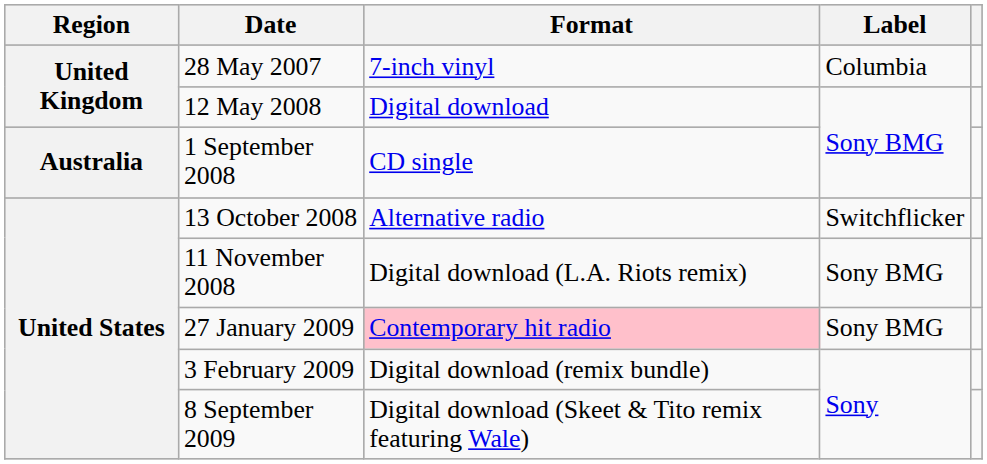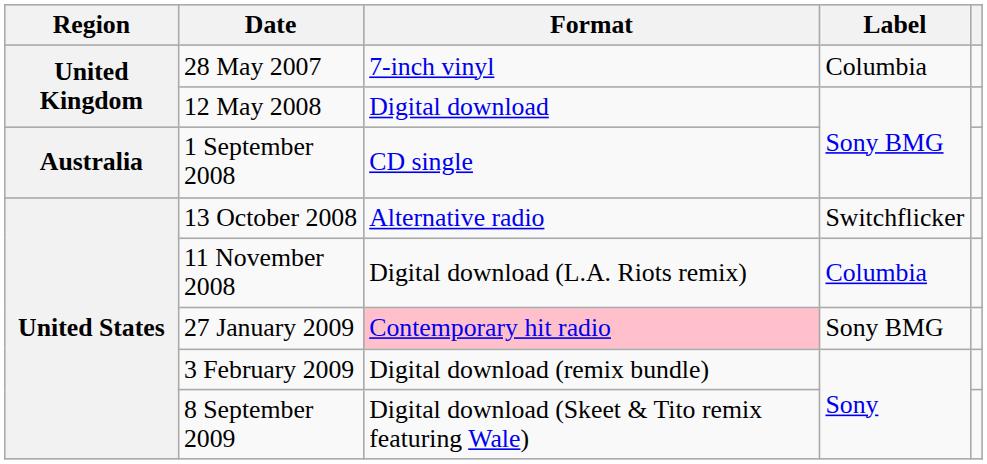(885, 272) Sony BMG -> (876, 272) Columbia
